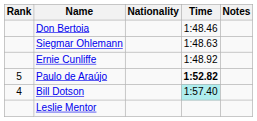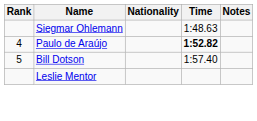- row: (63, 28)
- row: (66, 60)
(19, 76) 5 -> (19, 44) 4
(19, 92) 4 -> (19, 60) 5
(201, 92) paleturquoise background -> (201, 60) no background
